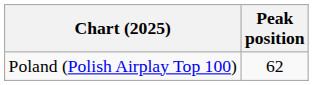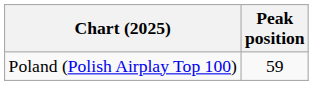(275, 66) 62 -> (275, 66) 59
